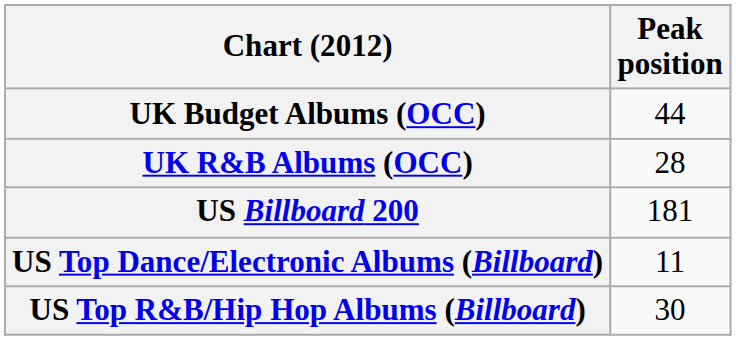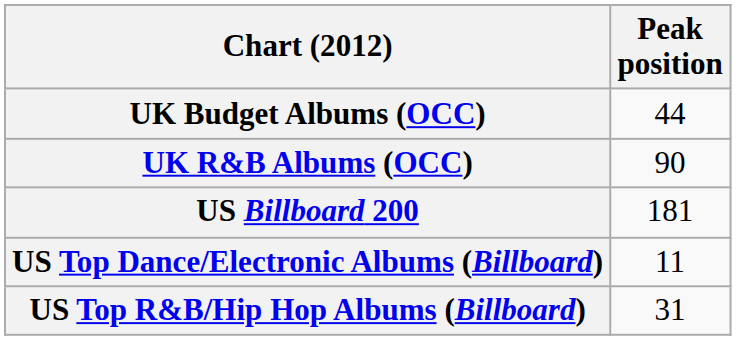(670, 162) 28 -> (670, 162) 90
(670, 310) 30 -> (670, 310) 31
